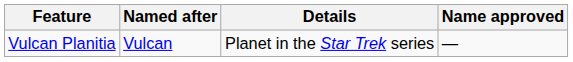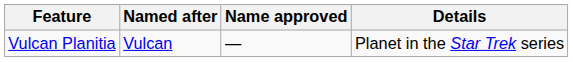columns swapped: (330, 17) <-> (503, 17)
